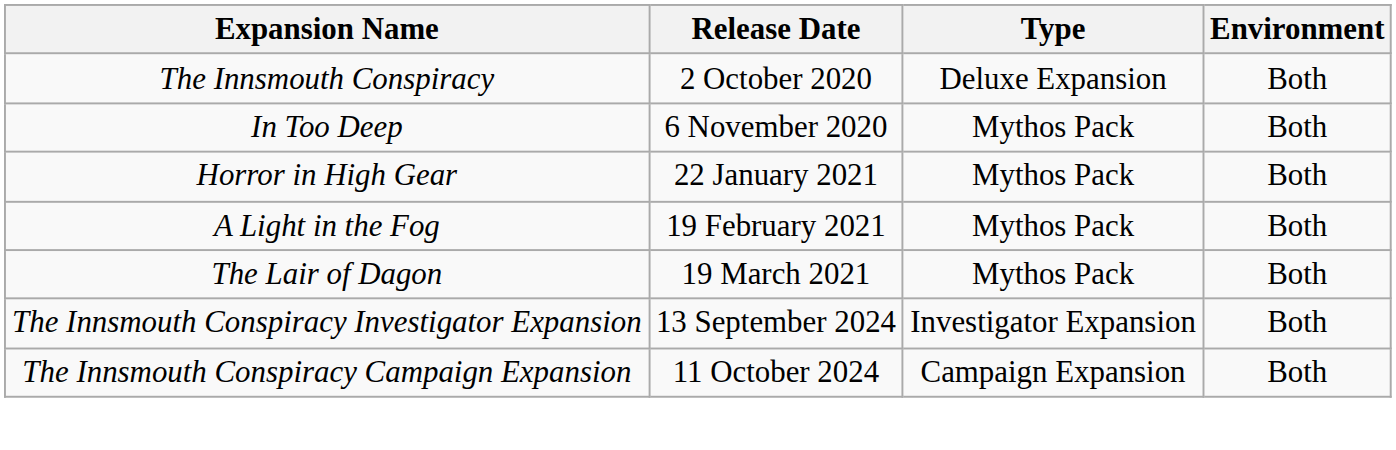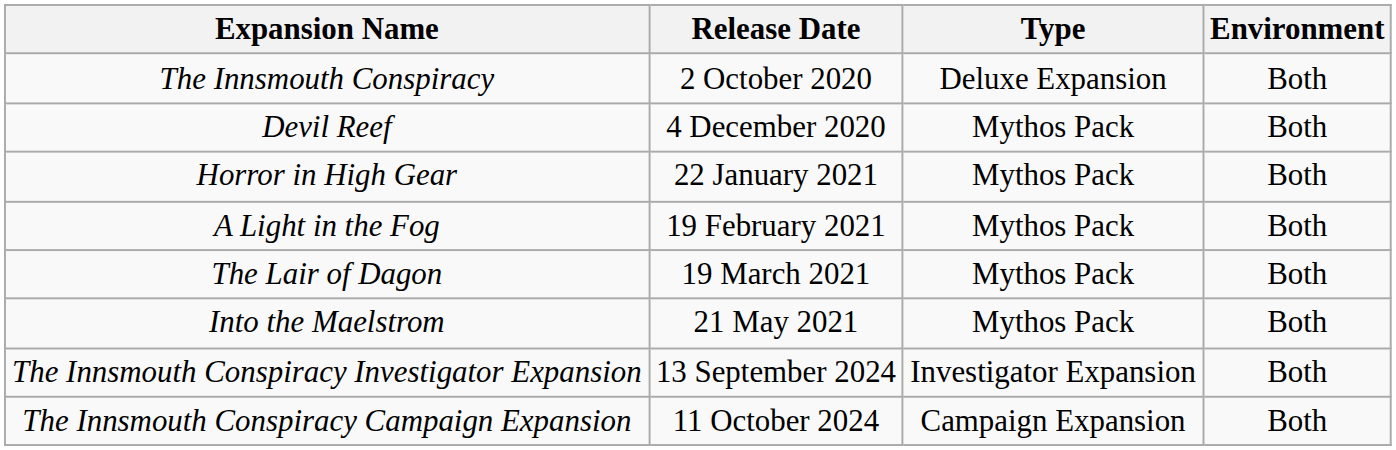- row: (327, 126)
+ row: (327, 126)
+ row: (327, 322)
